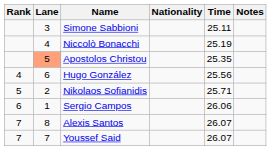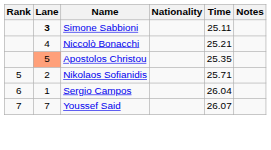(47, 28) normal -> (47, 28) bold
(219, 43) 25.19 -> (219, 43) 25.21
- row: (97, 75)
(219, 106) 26.06 -> (219, 91) 26.04
- row: (93, 122)
